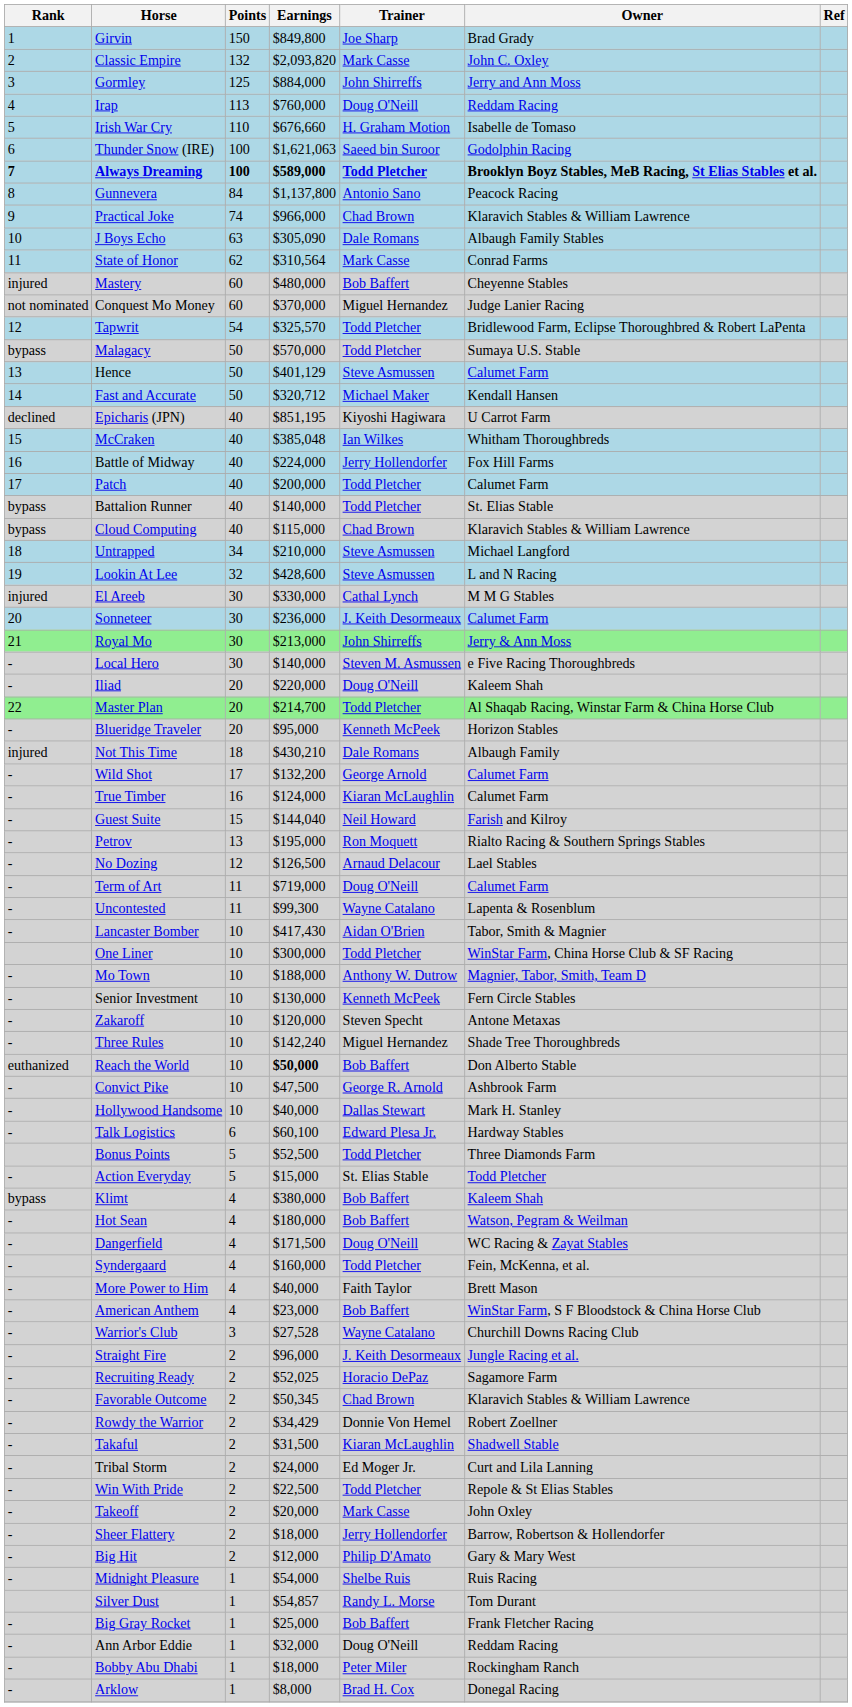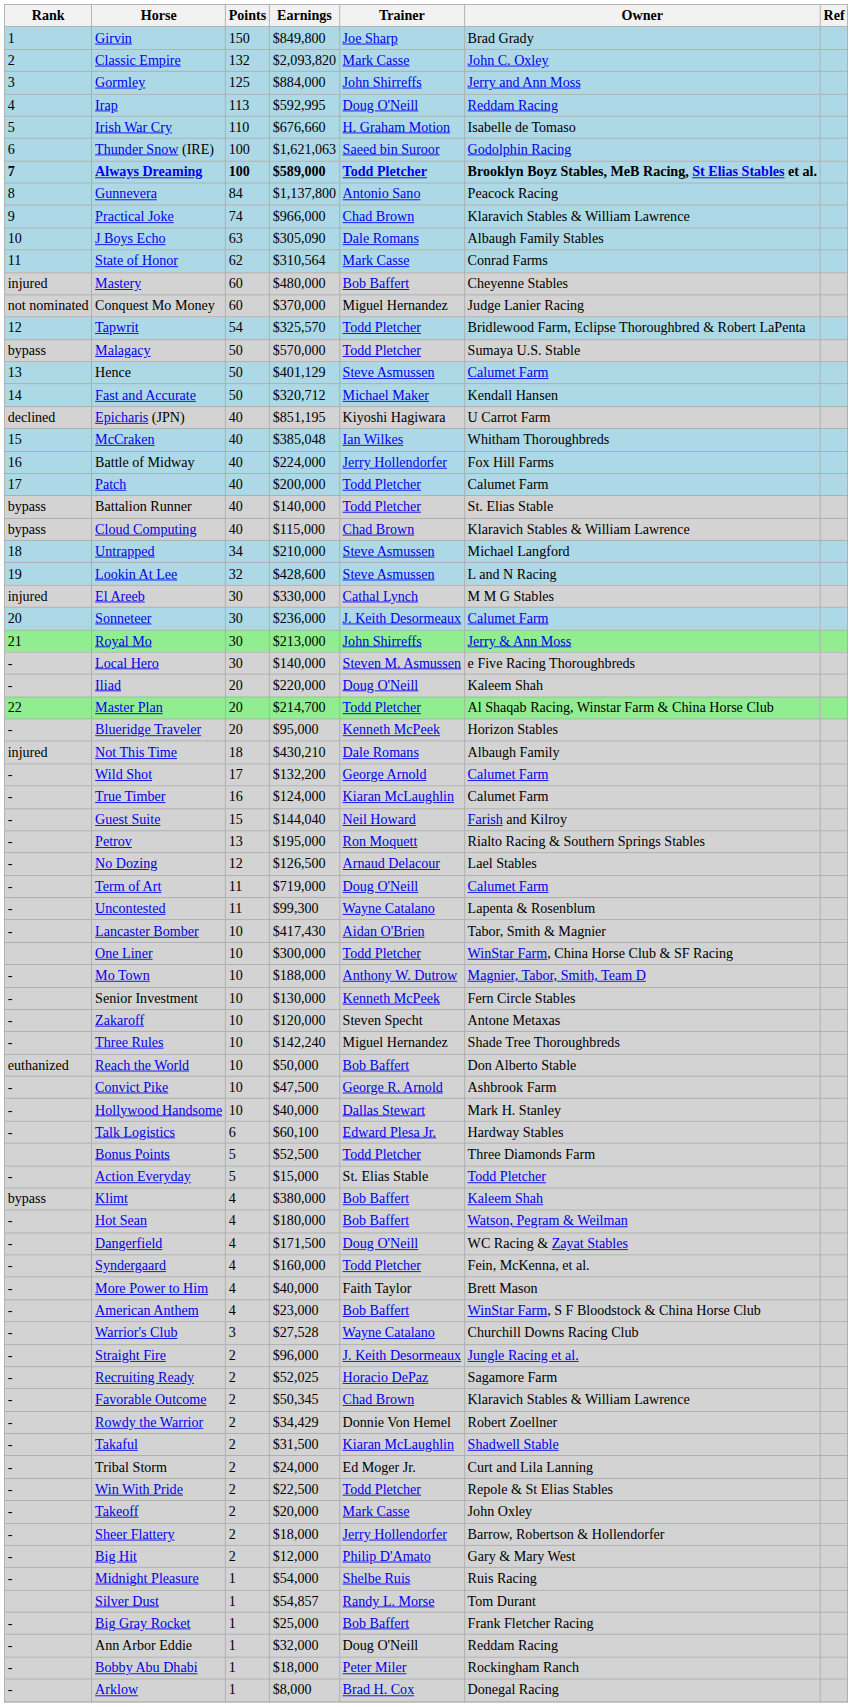(299, 104) $760,000 -> (299, 104) $592,995
(296, 1065) bold -> (296, 1065) normal
